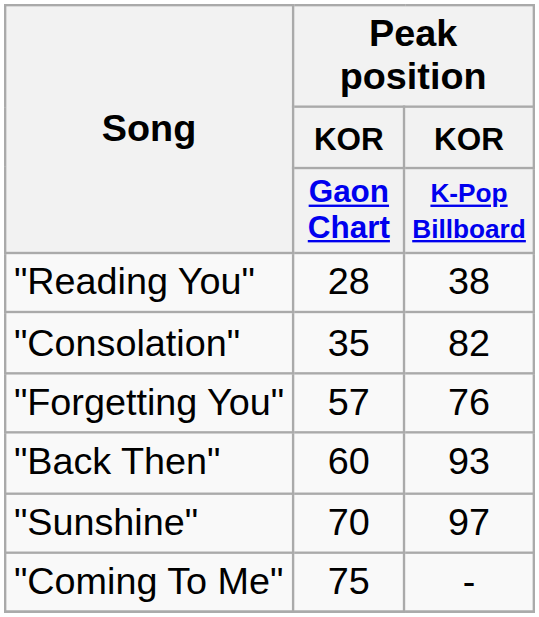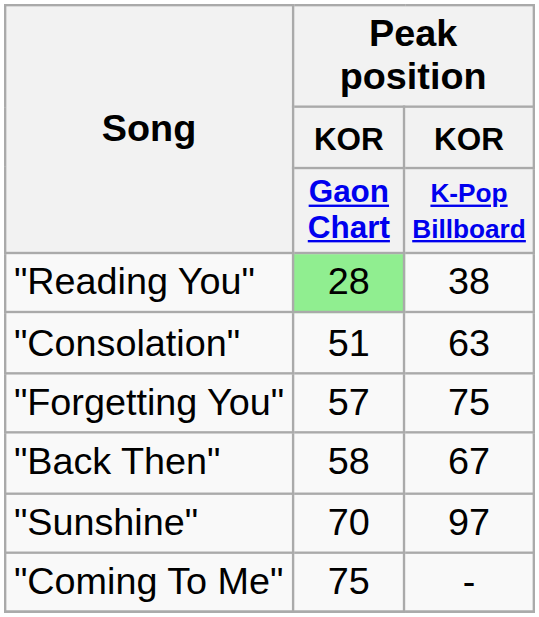(349, 282) no background -> (349, 282) lightgreen background
(349, 342) 35 -> (349, 342) 51
(469, 342) 82 -> (469, 342) 63
(469, 402) 76 -> (469, 402) 75
(349, 462) 60 -> (349, 462) 58
(469, 462) 93 -> (469, 462) 67
